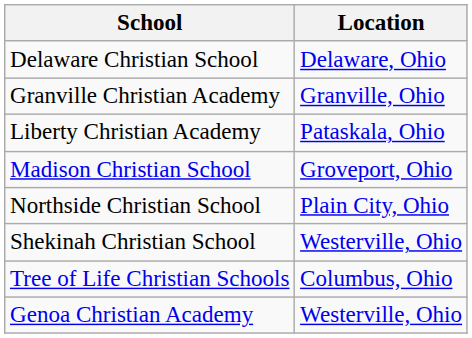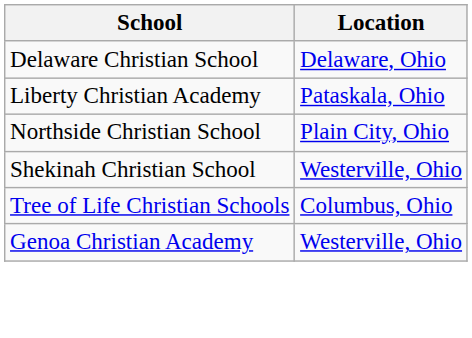- row: (145, 95)
- row: (130, 168)
